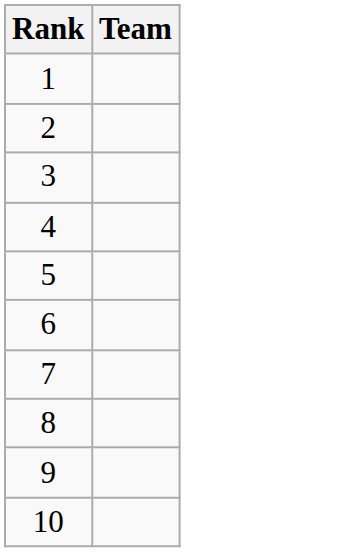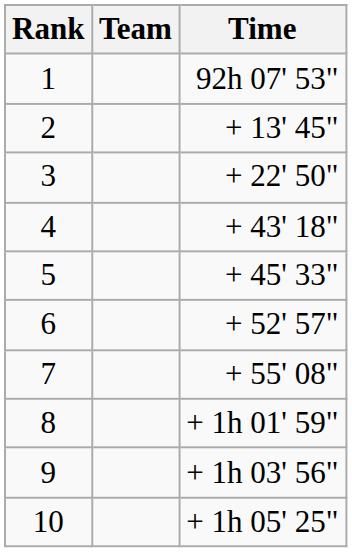+ column: (262, 29)
